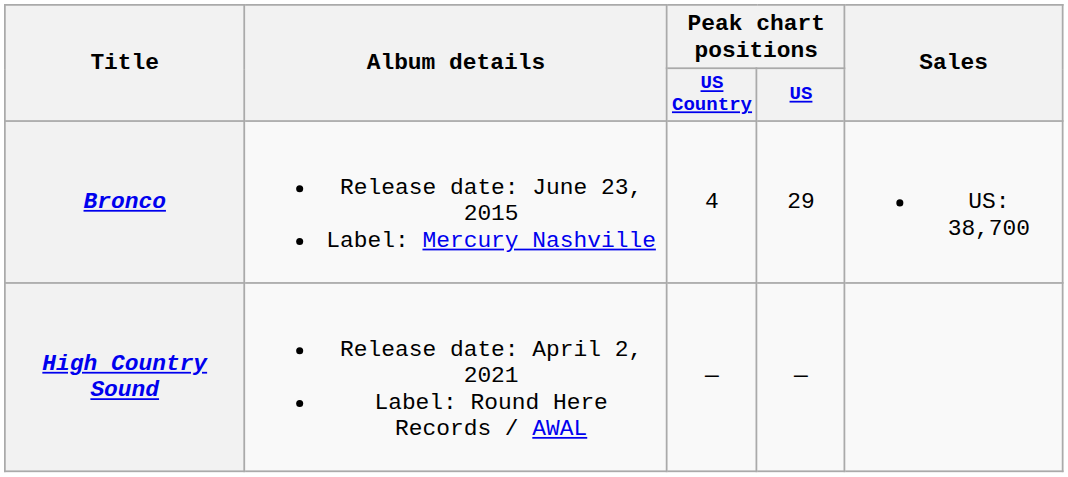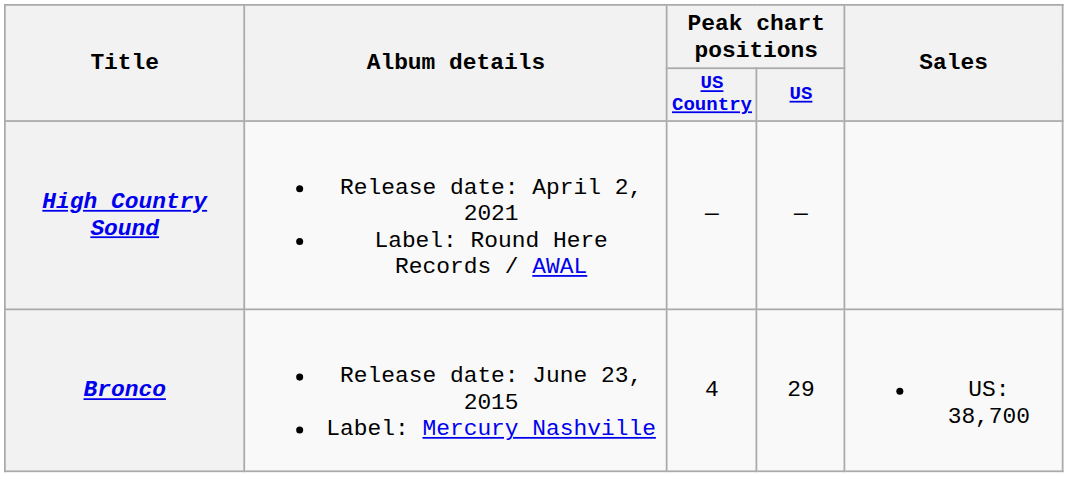rows swapped: (125, 201) <-> (125, 377)
